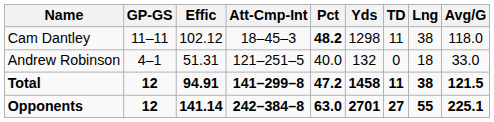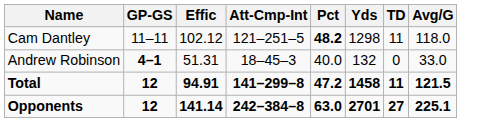- column: (425, 15)
(268, 38) 18–45–3 -> (268, 38) 121–251–5
(150, 60) normal -> (150, 60) bold
(268, 60) 121–251–5 -> (268, 60) 18–45–3
